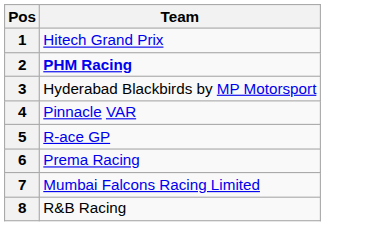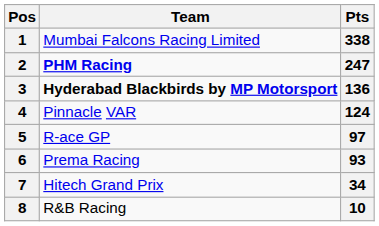+ column: (357, 16)
(103, 40) Hitech Grand Prix -> (152, 40) Mumbai Falcons Racing Limited
(180, 88) normal -> (190, 88) bold
(152, 184) Mumbai Falcons Racing Limited -> (103, 184) Hitech Grand Prix
